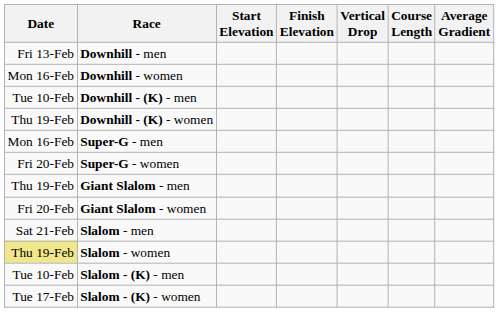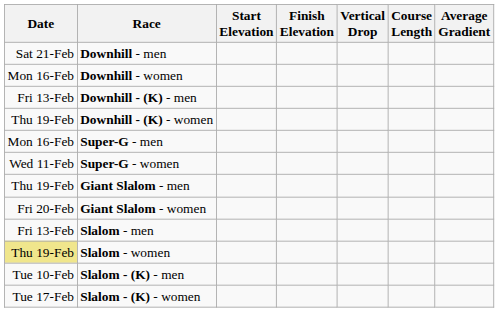(46, 53) Fri 13-Feb -> (45, 53) Sat 21-Feb
(43, 97) Tue 10-Feb -> (46, 97) Fri 13-Feb
(46, 163) Fri 20-Feb -> (42, 163) Wed 11-Feb
(45, 230) Sat 21-Feb -> (46, 230) Fri 13-Feb
